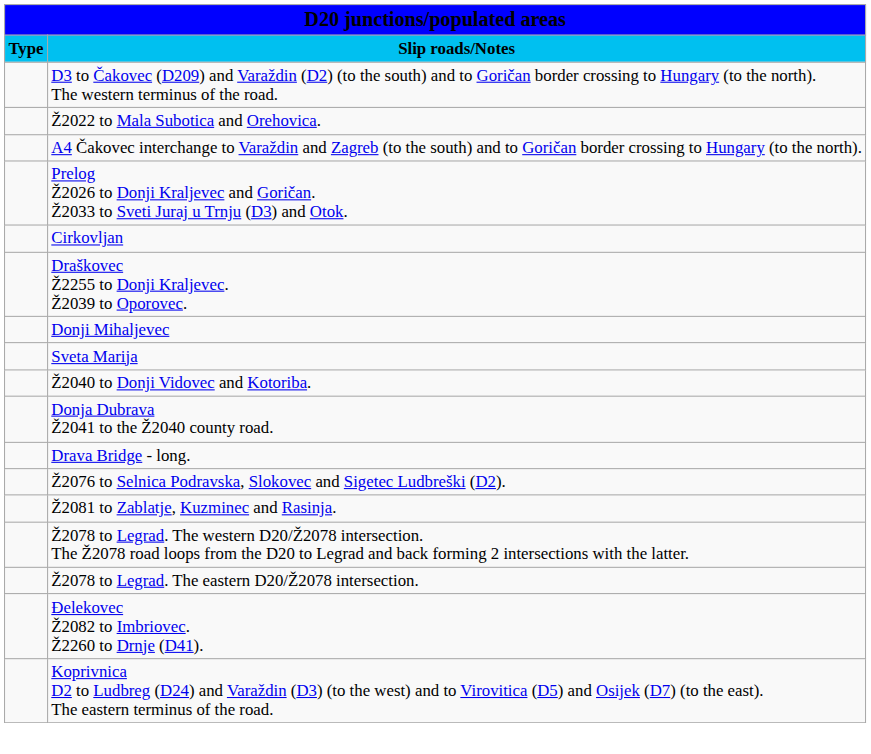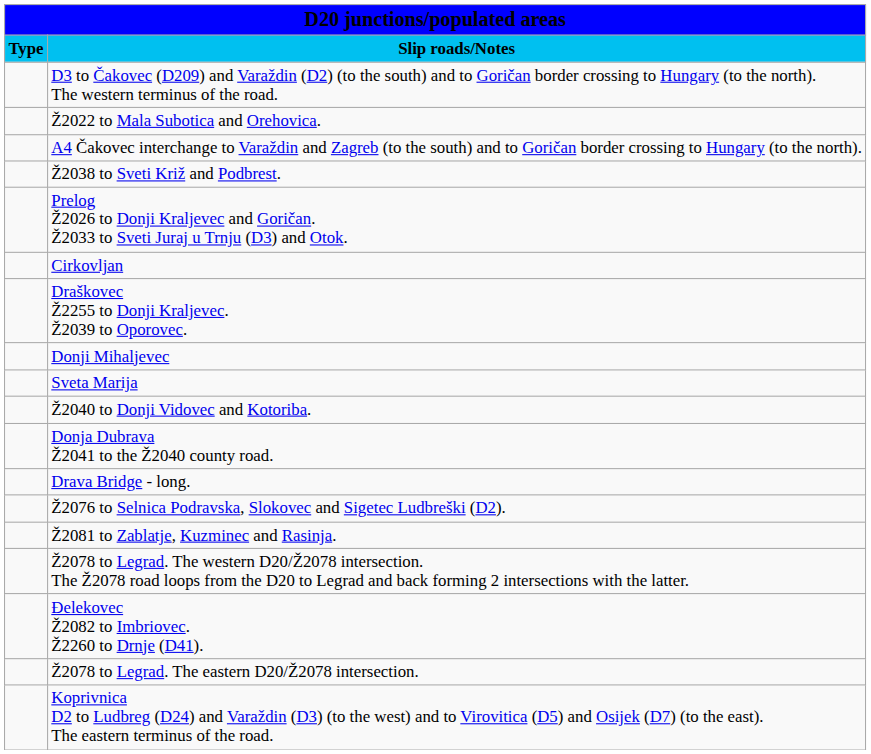+ row: (166, 174)
rows swapped: (235, 580) <-> (127, 626)
